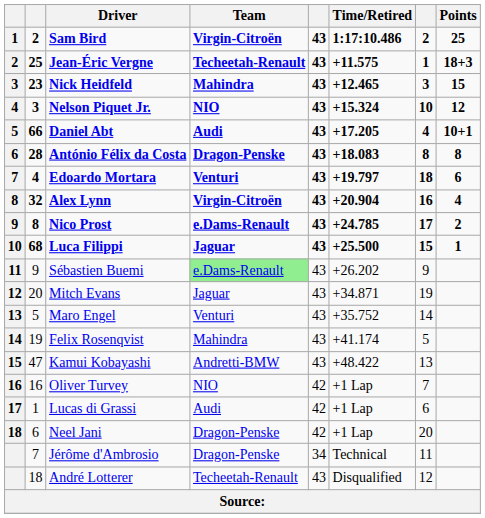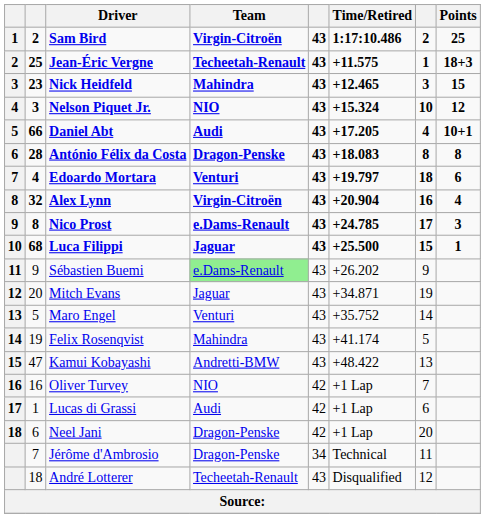(458, 223) 2 -> (458, 223) 3
